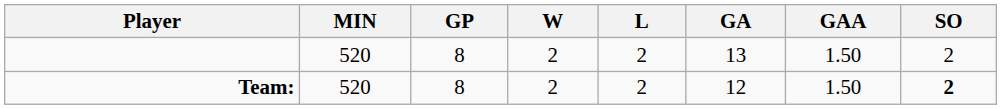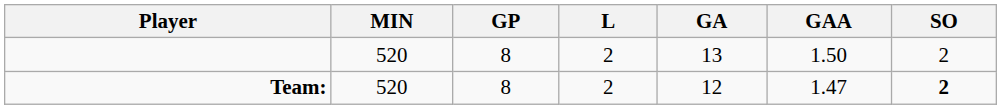- column: (553, 21)
(843, 87) 1.50 -> (829, 87) 1.47
